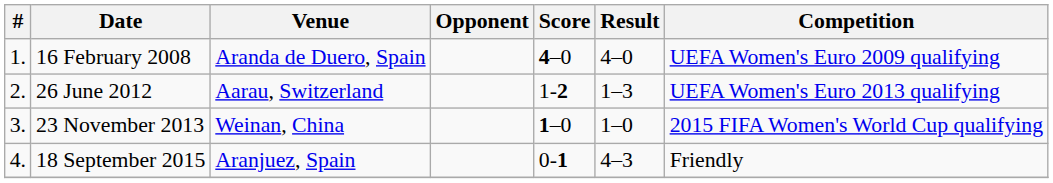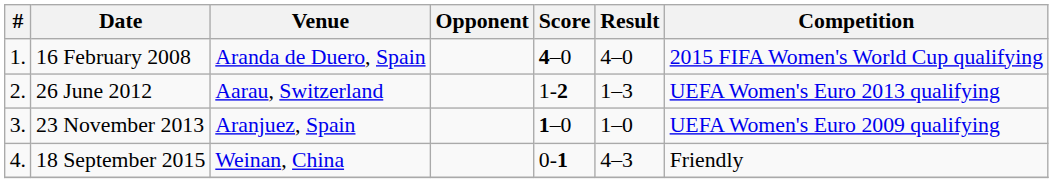(835, 56) UEFA Women's Euro 2009 qualifying -> (856, 56) 2015 FIFA Women's World Cup qualifying
(280, 125) Weinan, China -> (285, 125) Aranjuez, Spain
(856, 125) 2015 FIFA Women's World Cup qualifying -> (835, 125) UEFA Women's Euro 2009 qualifying
(285, 159) Aranjuez, Spain -> (280, 159) Weinan, China
